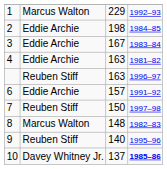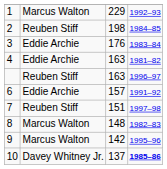(51, 28) Eddie Archie -> (50, 28) Reuben Stiff
(117, 44) 167 -> (117, 44) 176
(117, 108) 150 -> (117, 108) 151
(50, 140) Reuben Stiff -> (56, 140) Marcus Walton
(117, 140) 140 -> (117, 140) 142
